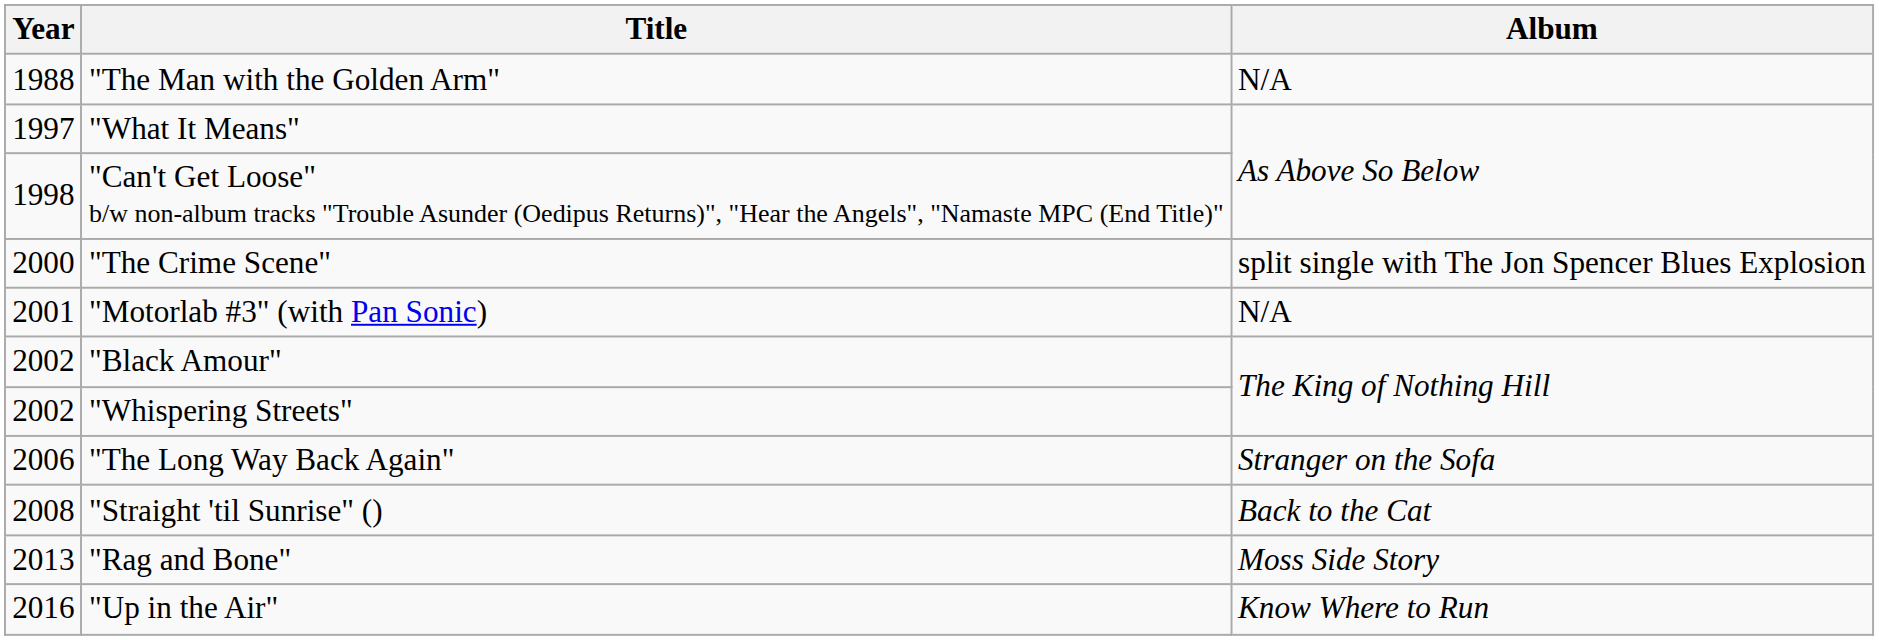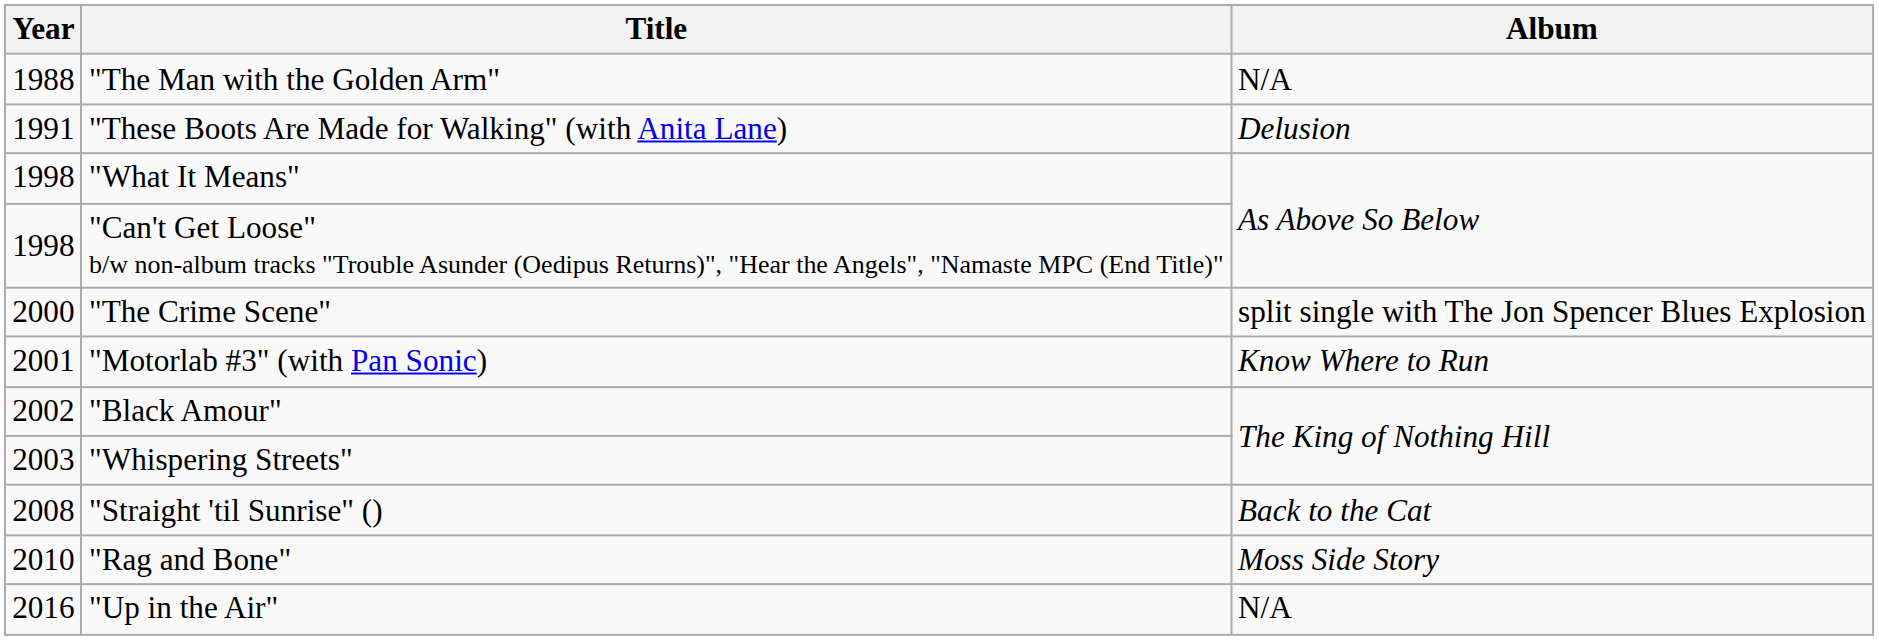+ row: (438, 128)
(43, 128) 1997 -> (43, 177) 1998
(1265, 311) N/A -> (1364, 361) Know Where to Run
(43, 410) 2002 -> (43, 460) 2003
- row: (272, 460)
(43, 559) 2013 -> (43, 559) 2010
(1364, 608) Know Where to Run -> (1265, 608) N/A
